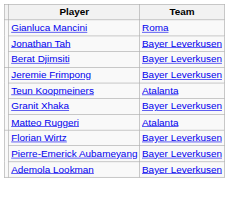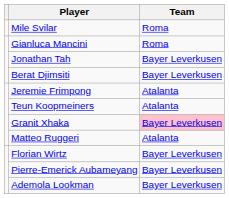+ row: (34, 28)
(182, 75) Bayer Leverkusen -> (160, 91) Atalanta
(182, 106) no background -> (182, 122) pink background
